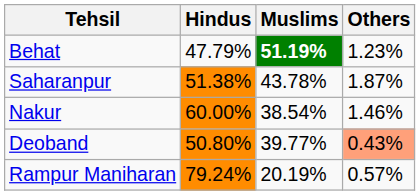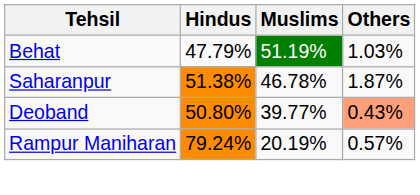(293, 50) bold -> (293, 50) normal
(375, 50) 1.23% -> (375, 50) 1.03%
(293, 81) 43.78% -> (293, 81) 46.78%
- row: (35, 112)
